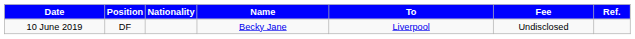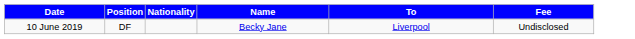- column: (612, 12)
